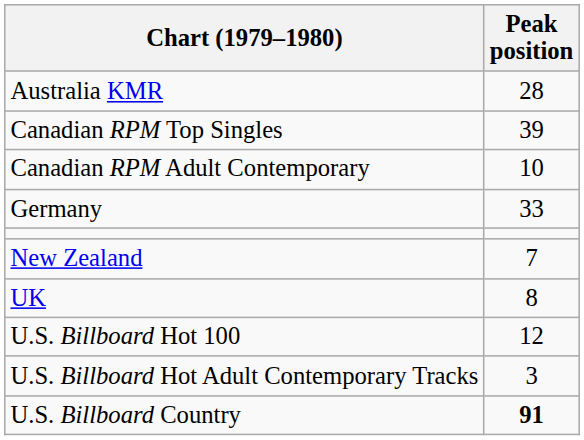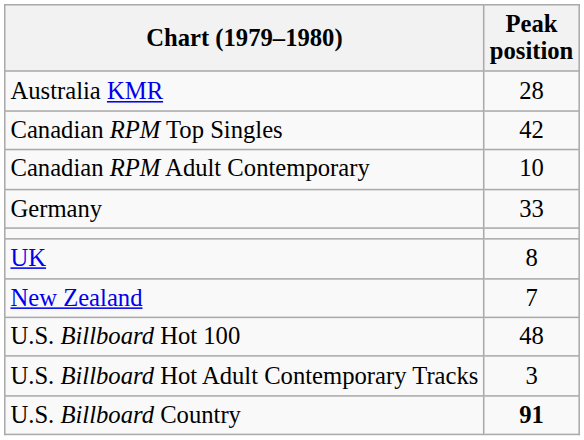(532, 129) 39 -> (532, 129) 42
rows swapped: (76, 258) <-> (28, 297)
(532, 336) 12 -> (532, 336) 48
